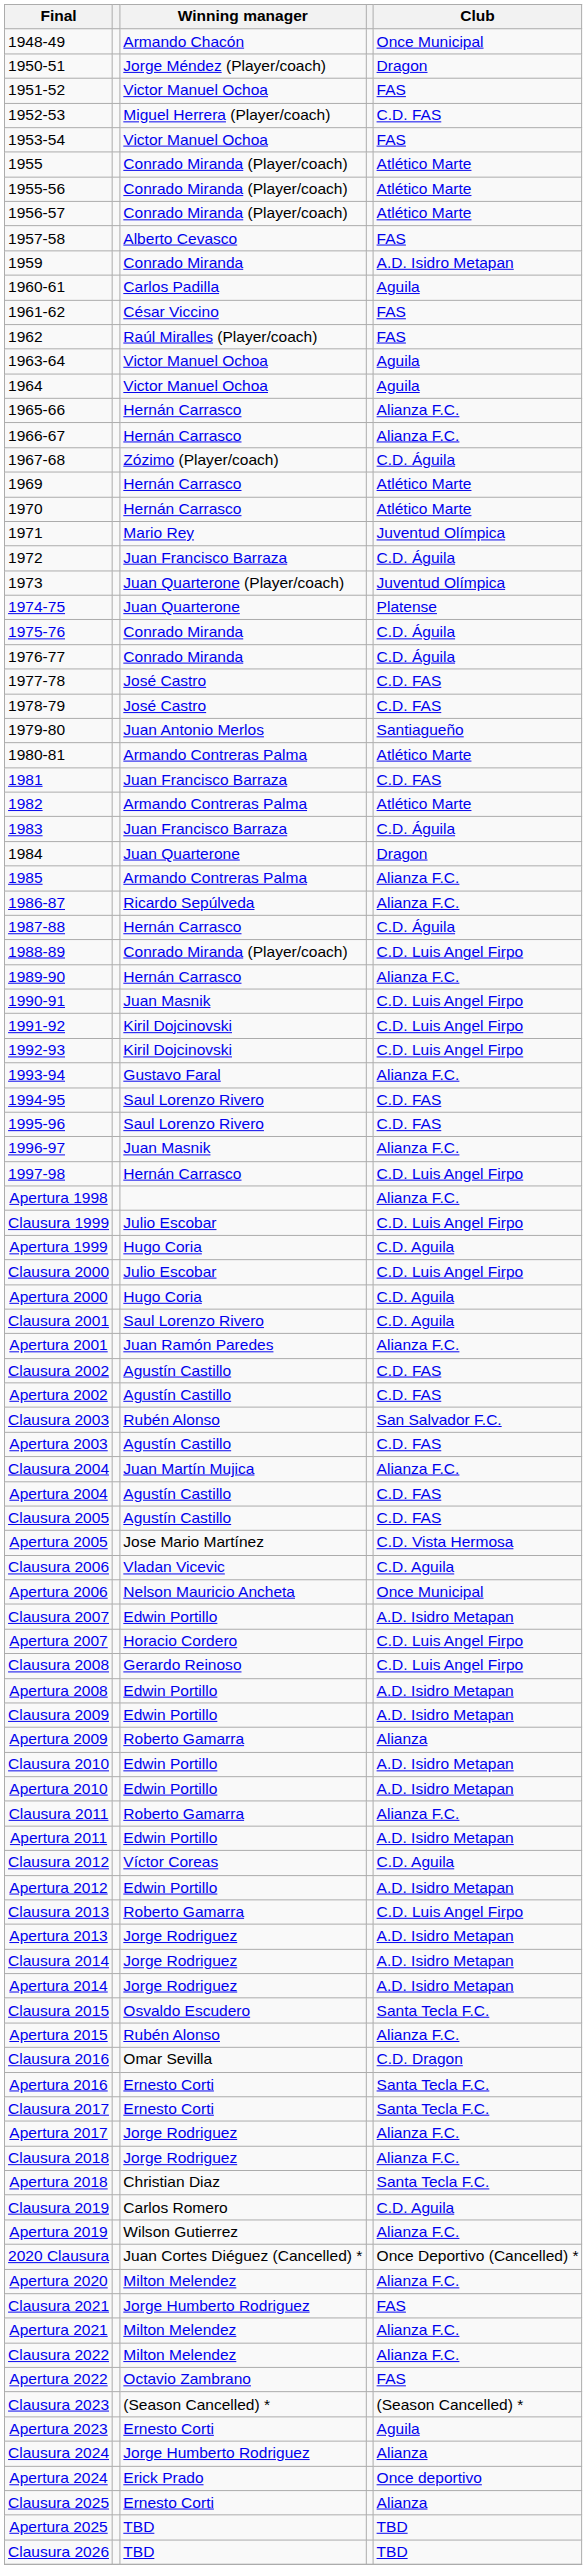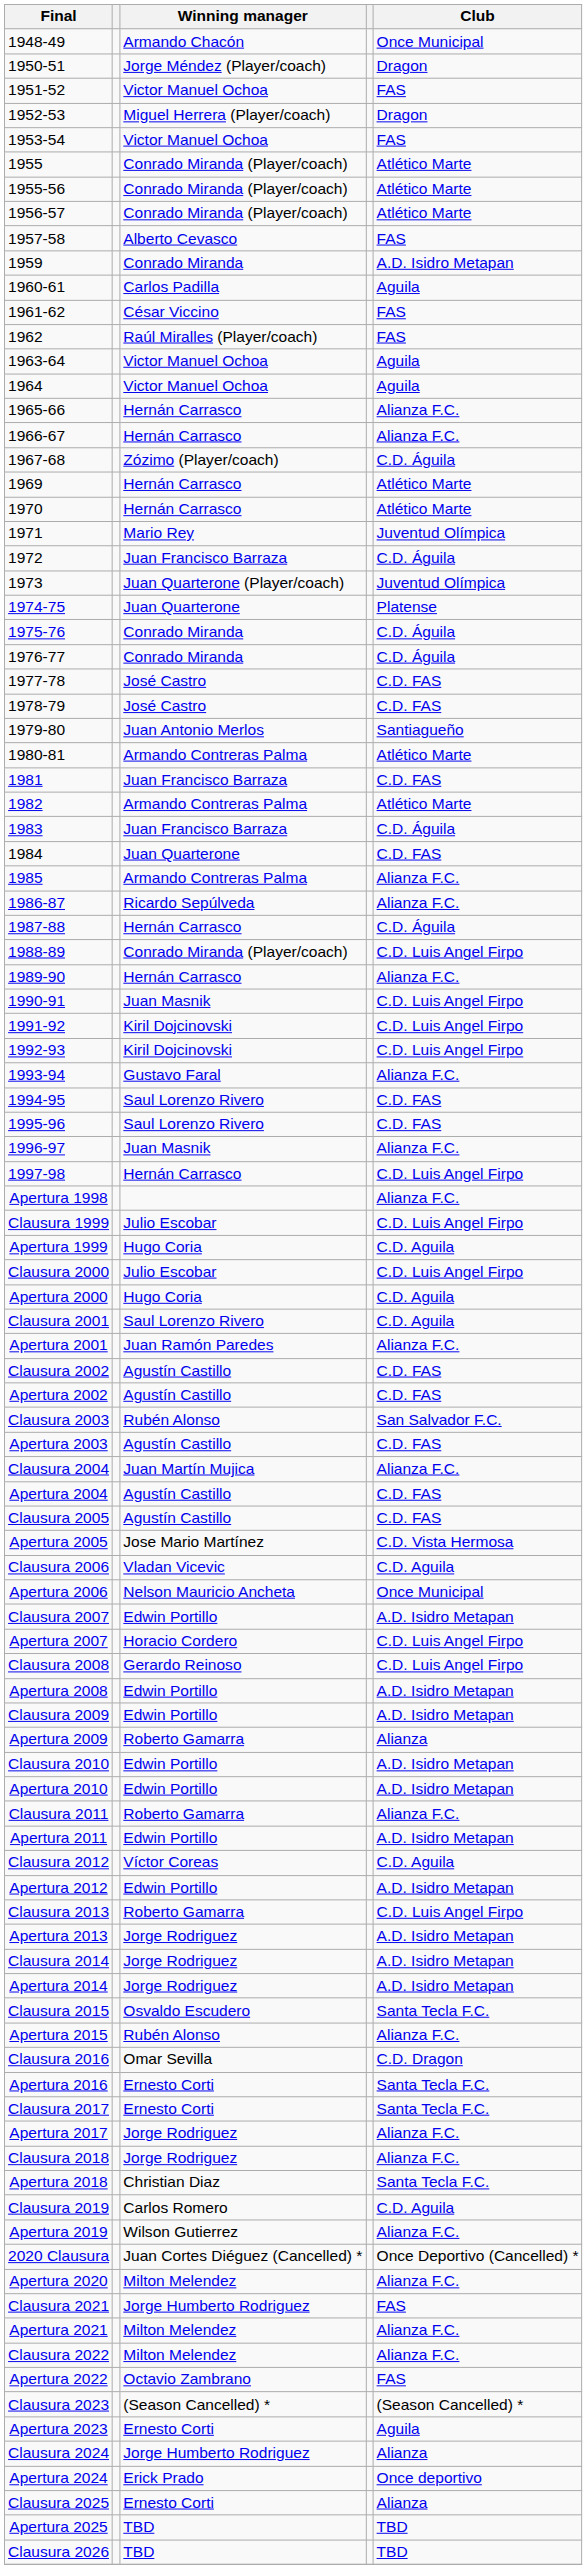(409, 115) C.D. FAS -> (402, 115) Dragon
(402, 853) Dragon -> (409, 853) C.D. FAS
